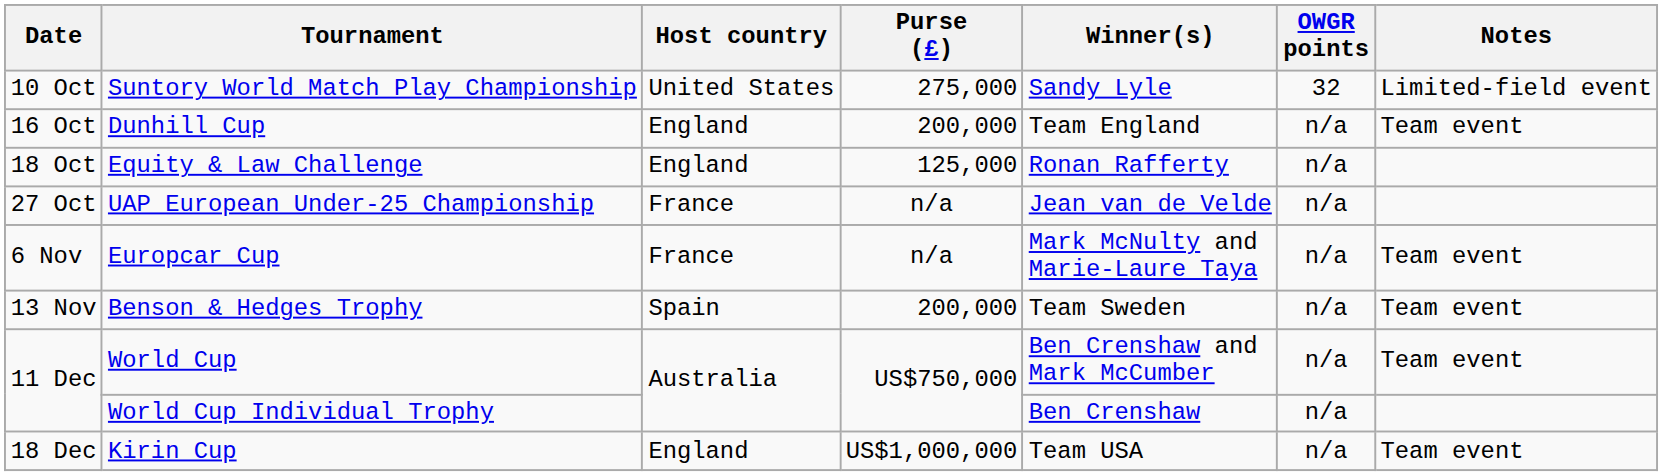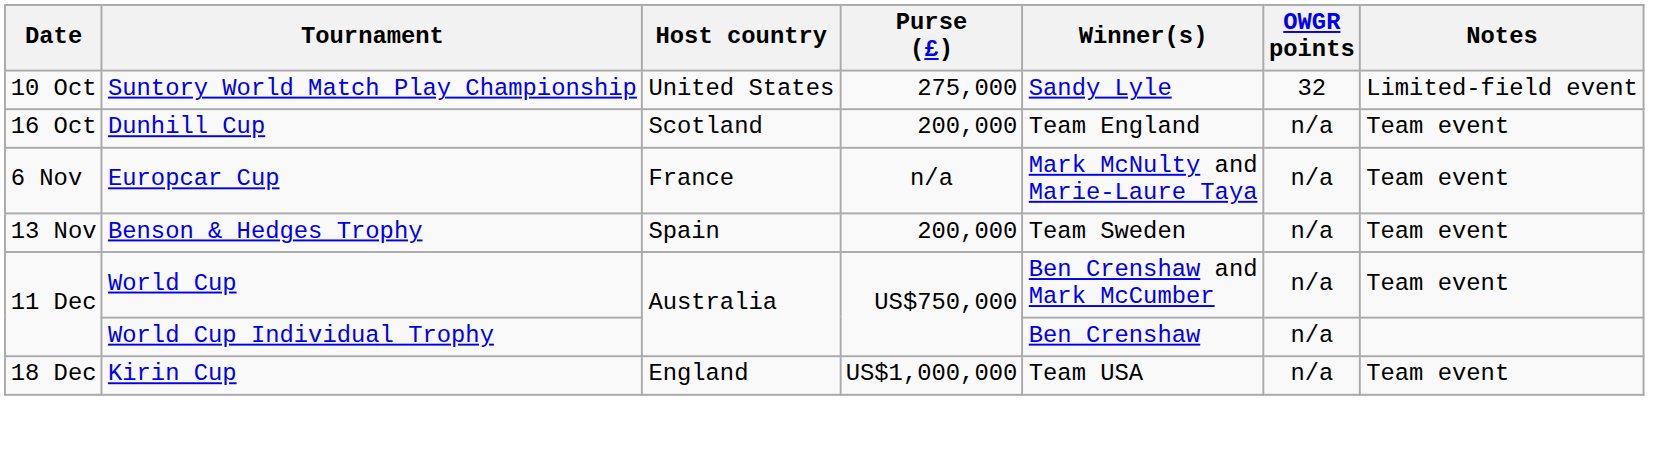(698, 129) England -> (706, 129) Scotland
- row: (265, 167)
- row: (351, 205)
